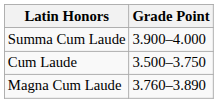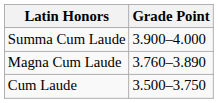rows swapped: (65, 86) <-> (42, 62)
